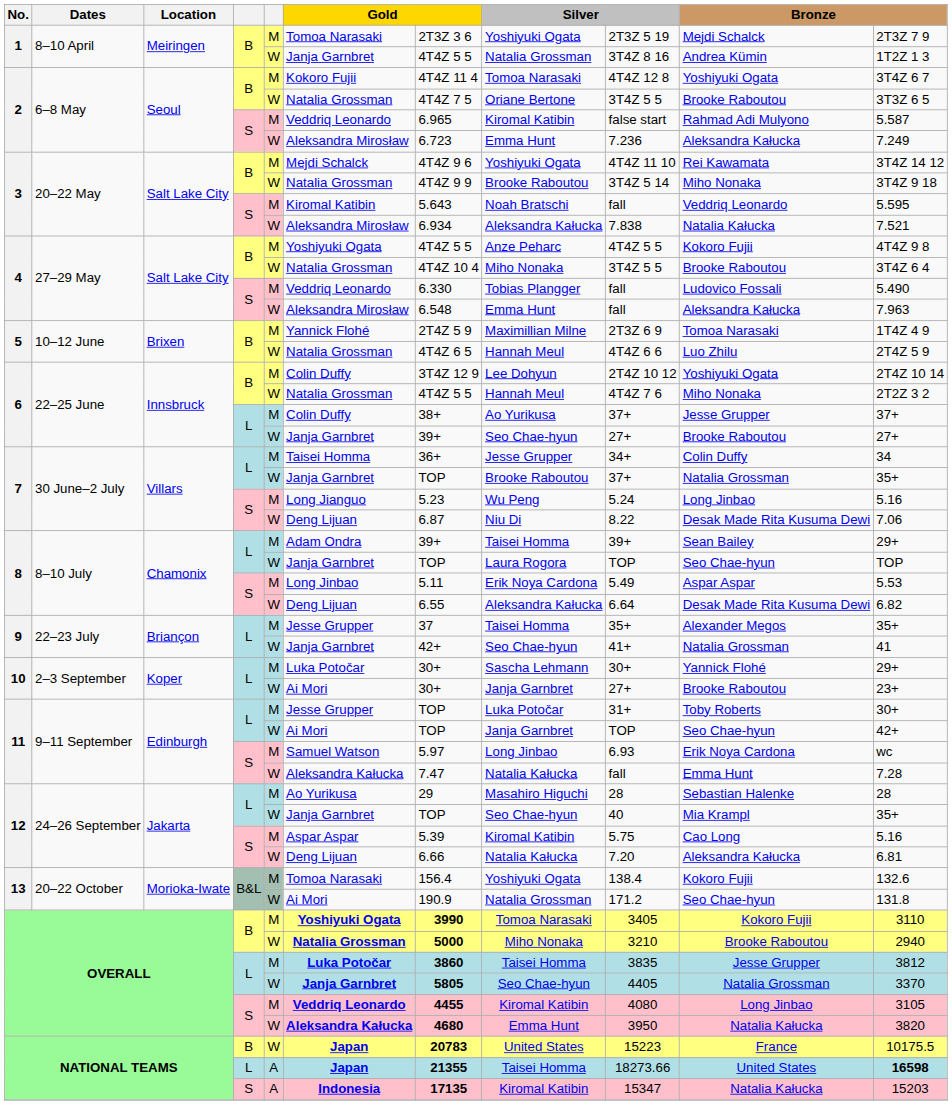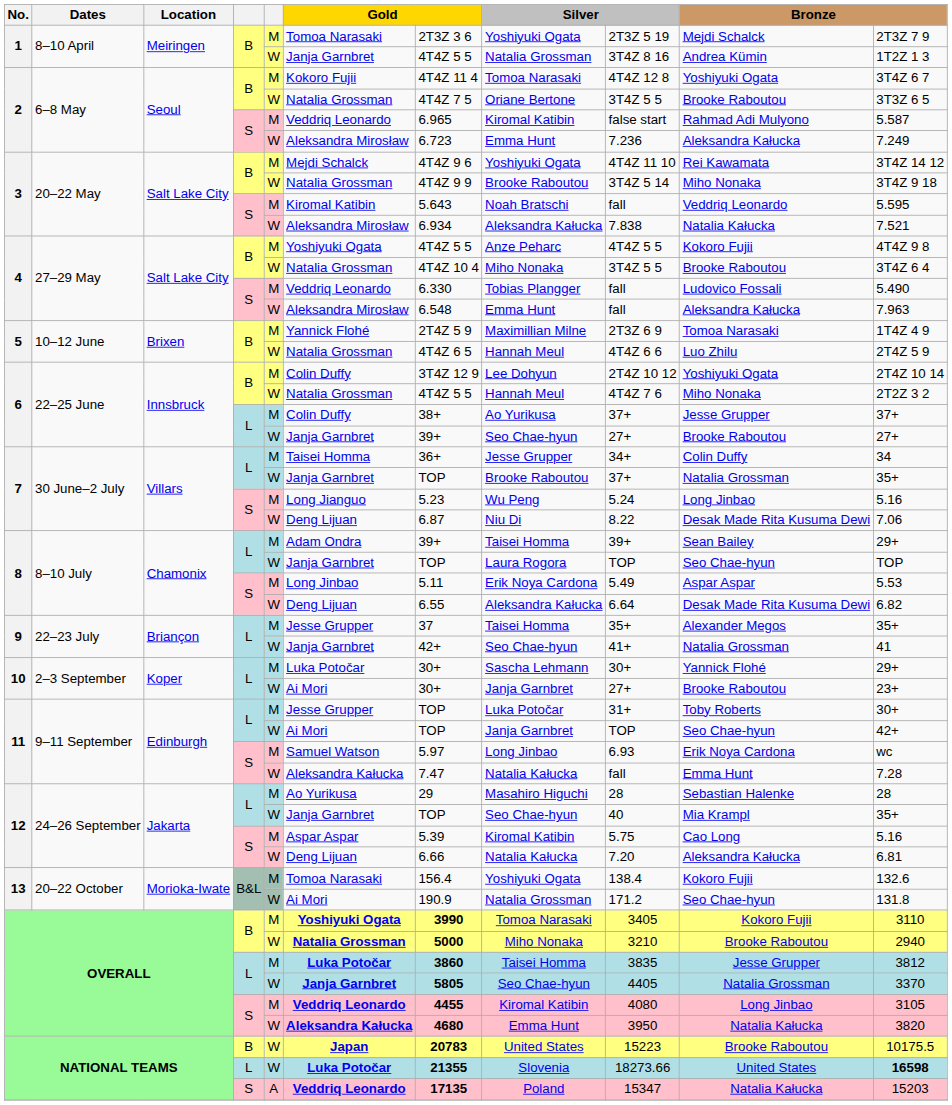(776, 1047) France -> (776, 1047) Brooke Raboutou
(274, 1068) A -> (274, 1068) W
(349, 1068) Japan -> (349, 1068) Luka Potočar
(544, 1068) Taisei Homma -> (544, 1068) Slovenia
(349, 1089) Indonesia -> (349, 1089) Veddriq Leonardo
(544, 1089) Kiromal Katibin -> (544, 1089) Poland
